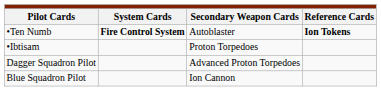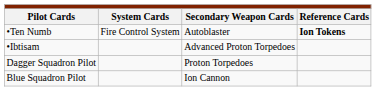(143, 32) bold -> (140, 32) normal
(224, 47) Proton Torpedoes -> (240, 47) Advanced Proton Torpedoes
(245, 63) Advanced Proton Torpedoes -> (219, 63) Proton Torpedoes
